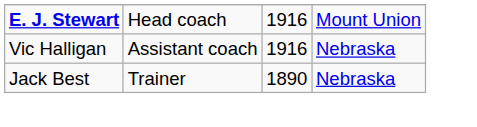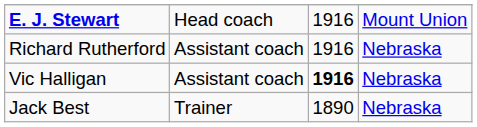+ row: (87, 49)
(287, 49) normal -> (333, 78) bold
